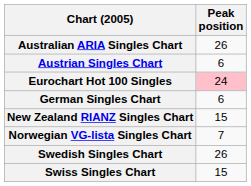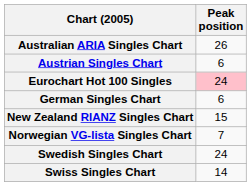(221, 154) 26 -> (221, 154) 24
(221, 172) 15 -> (221, 172) 14
